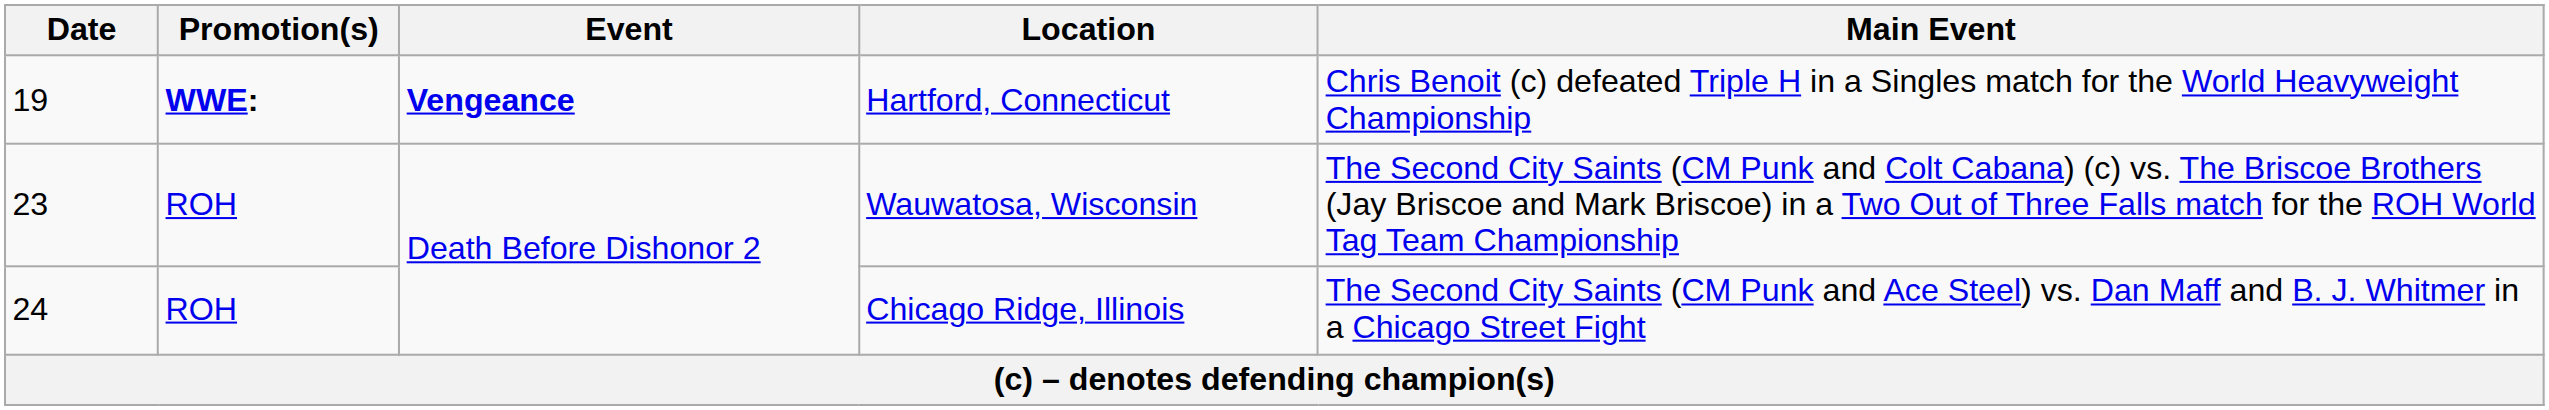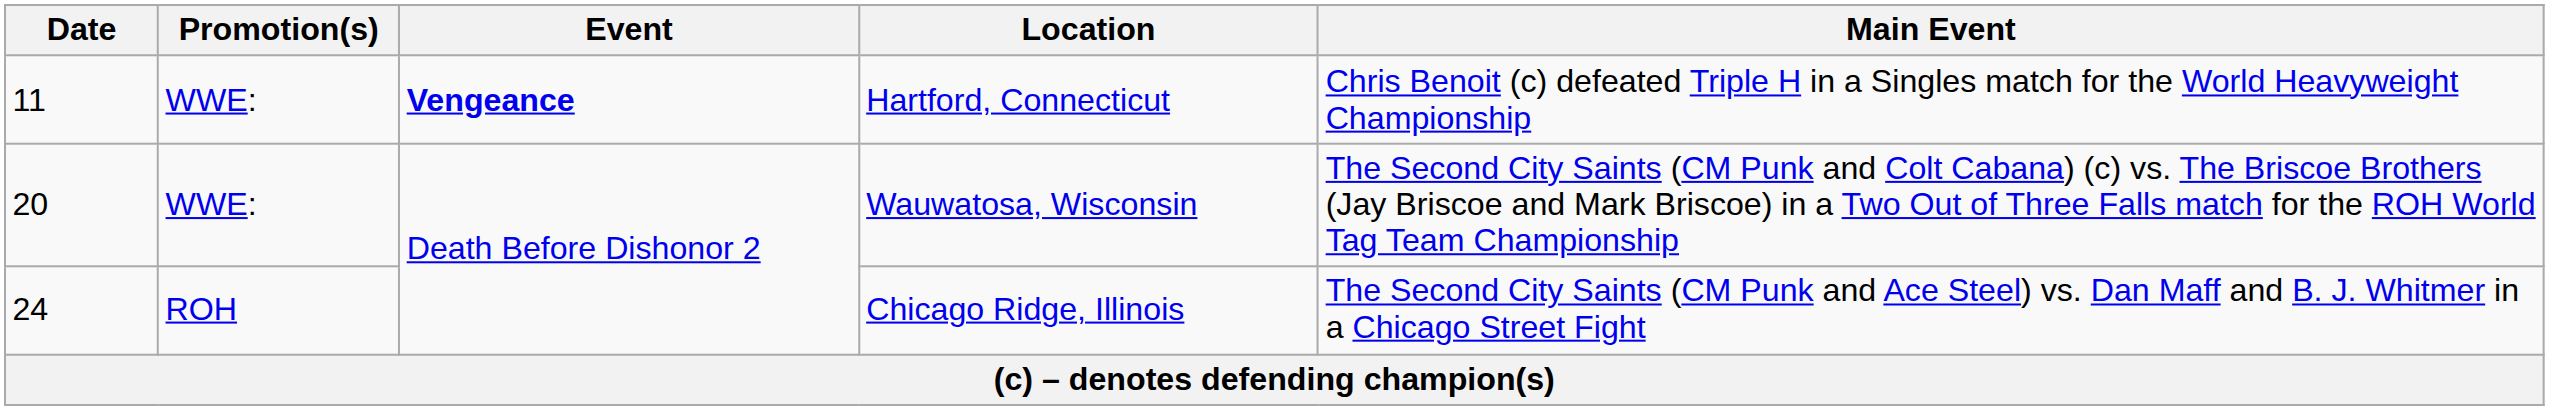(30, 99) 19 -> (29, 99) 11
(212, 99) bold -> (211, 99) normal
(30, 204) 23 -> (30, 204) 20
(201, 204) ROH -> (211, 204) WWE:
